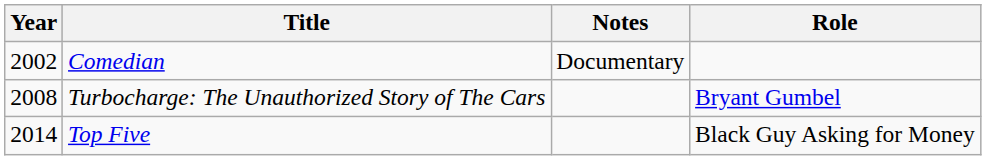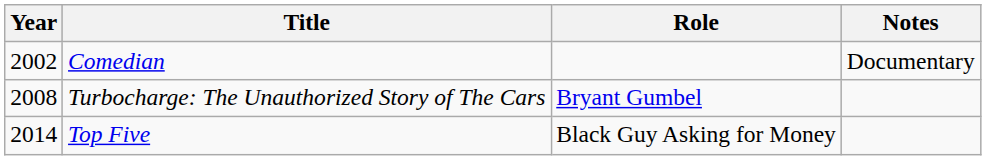columns swapped: (835, 23) <-> (620, 23)
